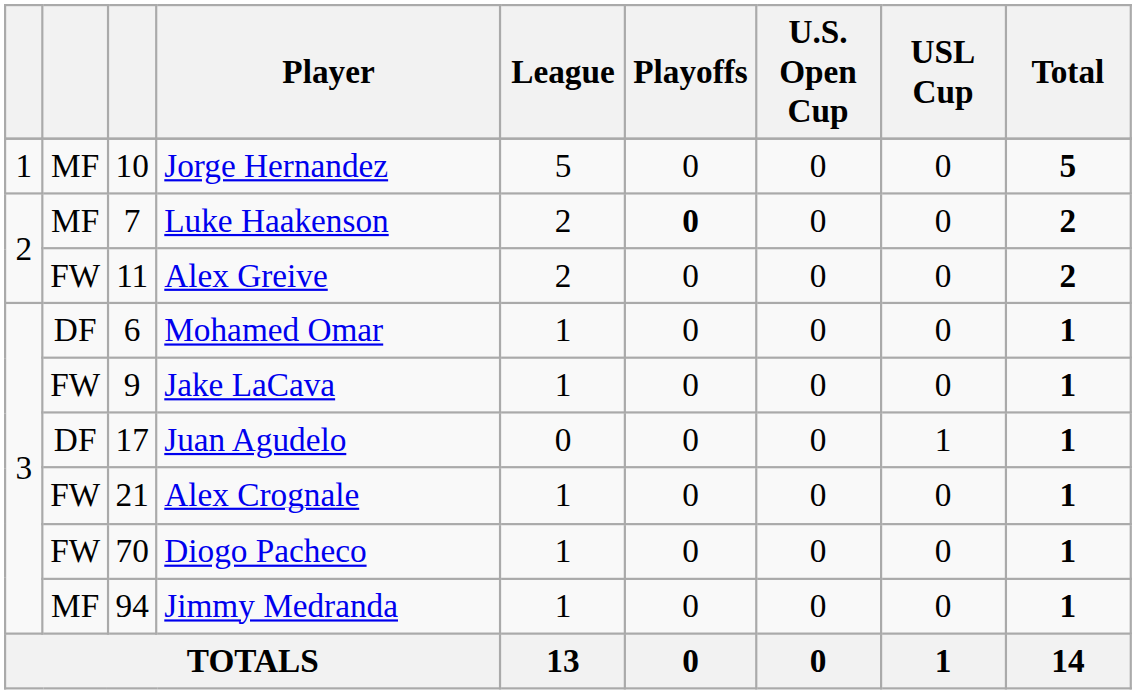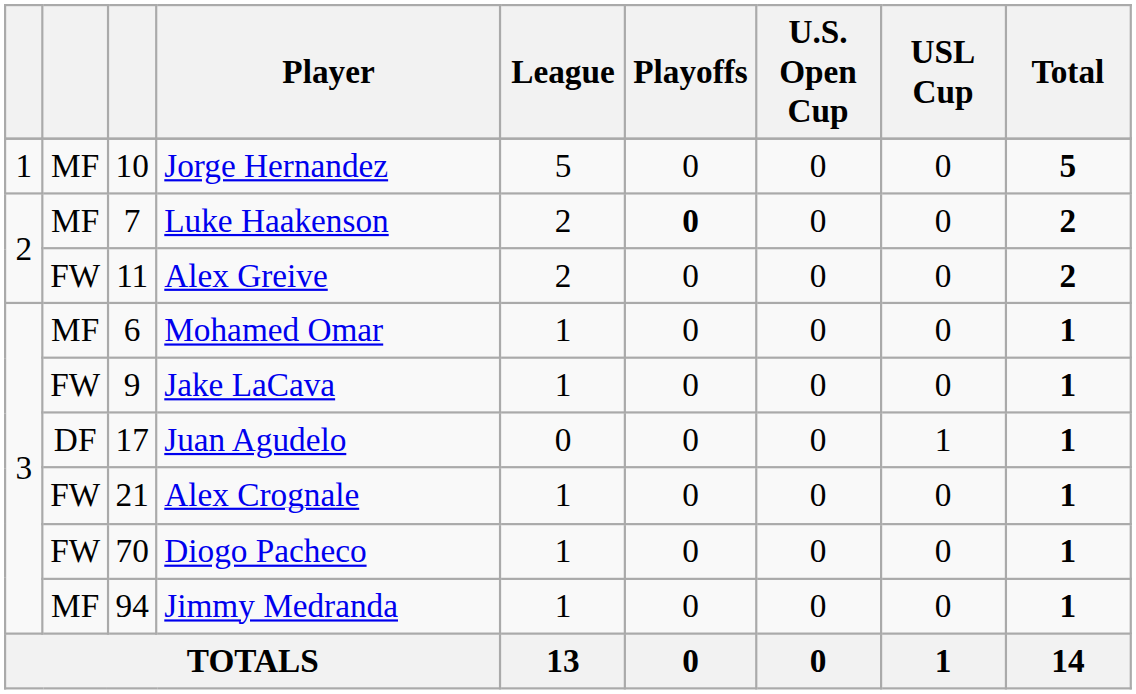(75, 330) DF -> (75, 330) MF
